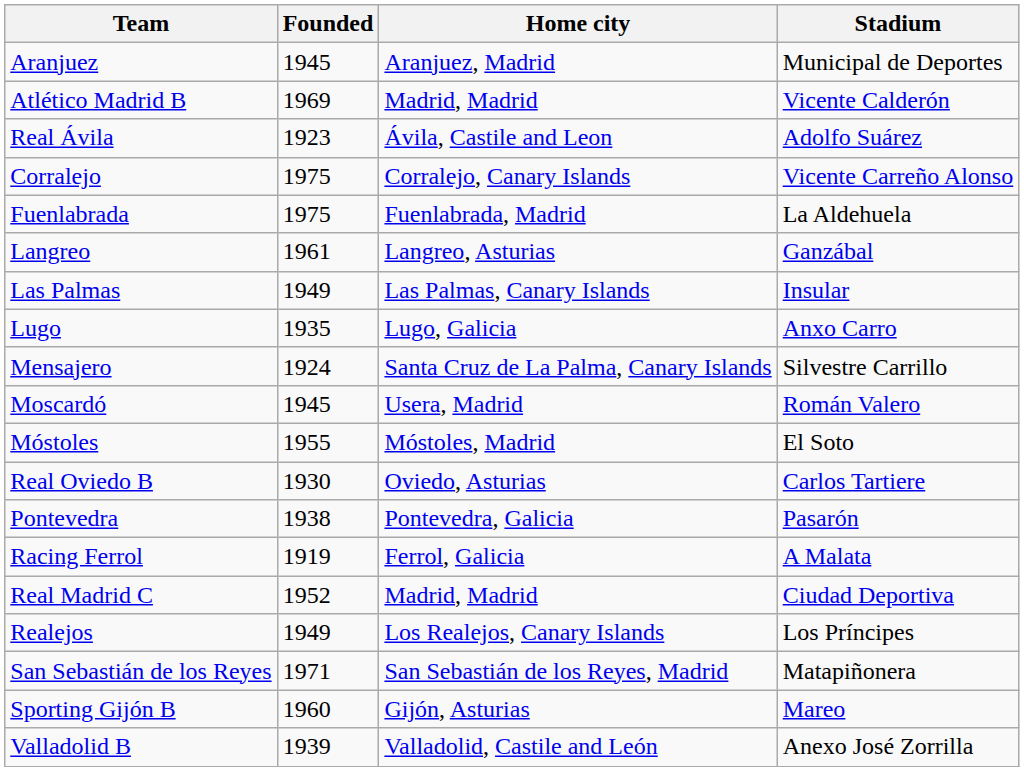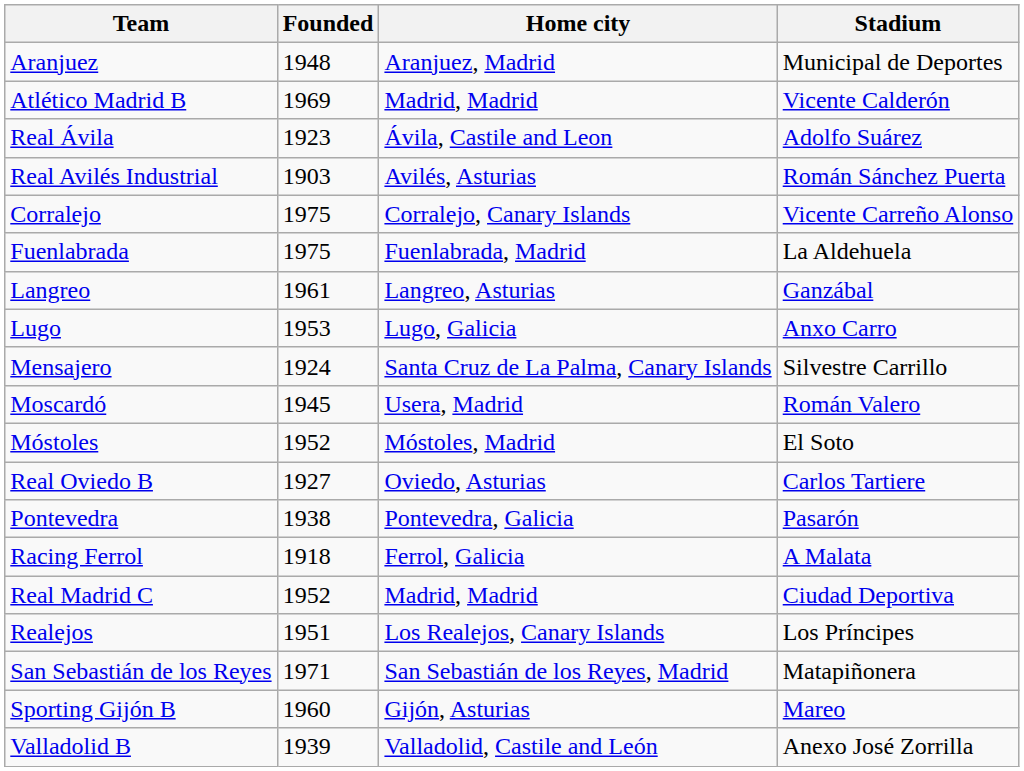(307, 61) 1945 -> (307, 61) 1948
+ row: (114, 175)
- row: (65, 289)
(307, 328) 1935 -> (307, 328) 1953
(307, 442) 1955 -> (307, 442) 1952
(307, 480) 1930 -> (307, 480) 1927
(307, 556) 1919 -> (307, 556) 1918
(307, 632) 1949 -> (307, 632) 1951
